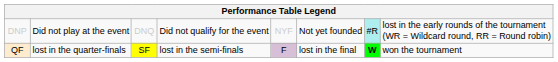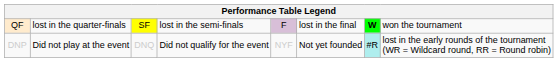rows swapped: (17, 31) <-> (17, 51)
